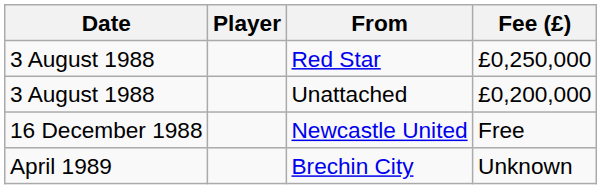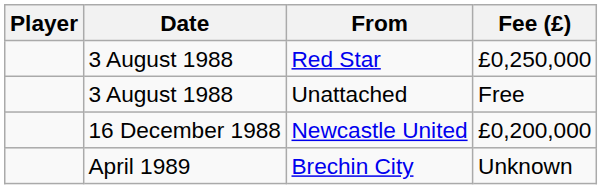columns swapped: (106, 23) <-> (247, 23)
(535, 95) £0,200,000 -> (501, 95) Free
(501, 130) Free -> (535, 130) £0,200,000
